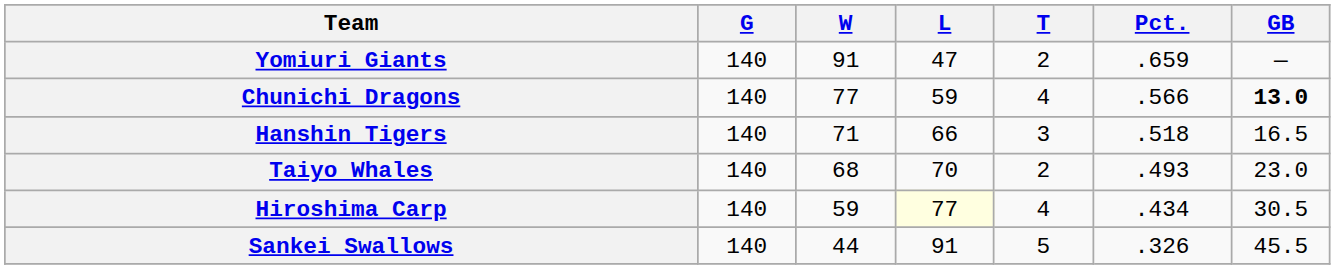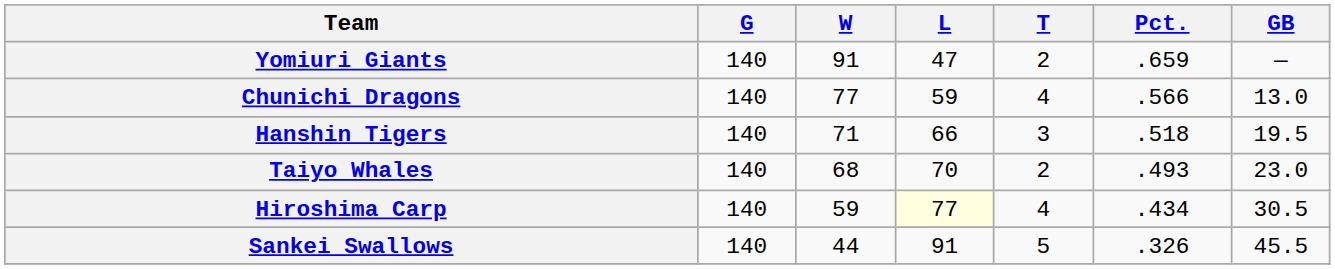(1281, 98) bold -> (1281, 98) normal
(1281, 135) 16.5 -> (1281, 135) 19.5
